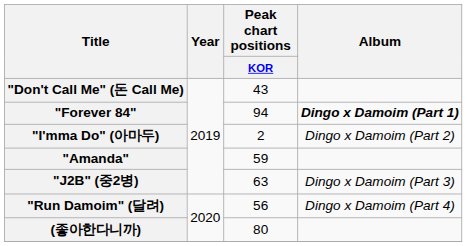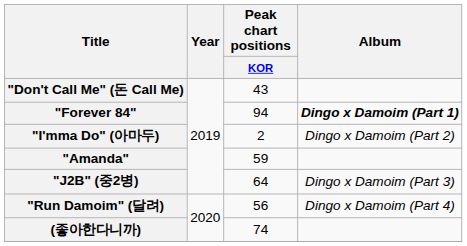(261, 181) 63 -> (261, 181) 64
(261, 229) 80 -> (261, 229) 74
